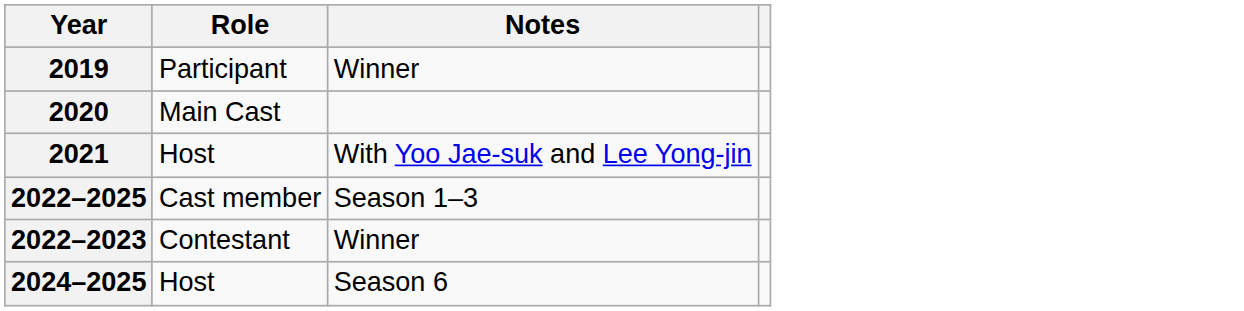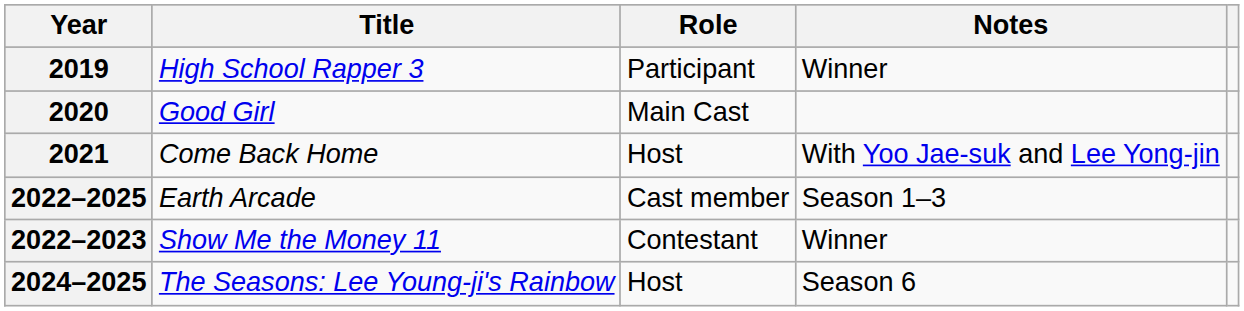+ column: (387, 25)
